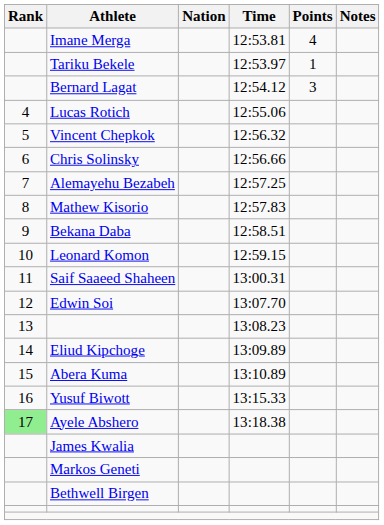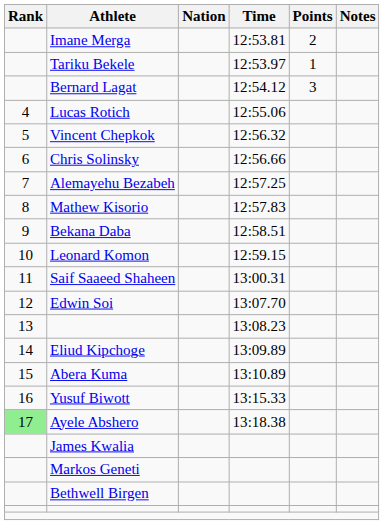(313, 40) 4 -> (313, 40) 2
